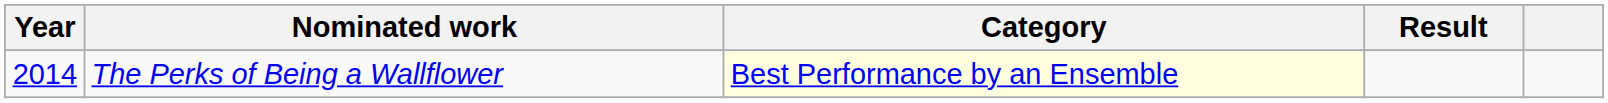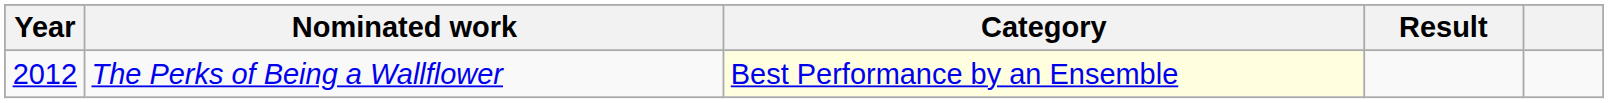(45, 73) 2014 -> (45, 73) 2012
